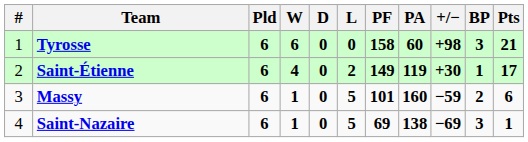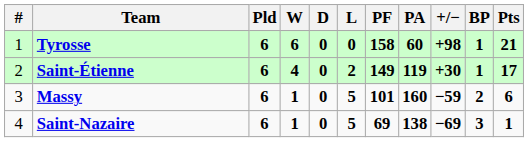(479, 44) 3 -> (479, 44) 1
